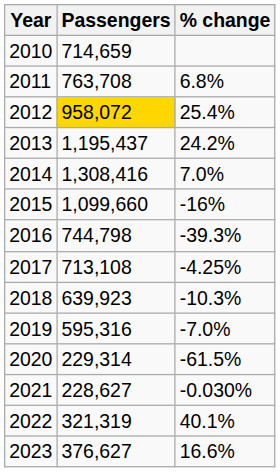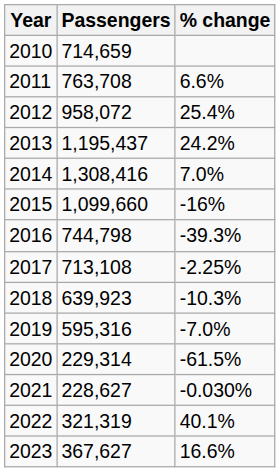(202, 82) 6.8% -> (202, 82) 6.6%
(97, 113) gold background -> (97, 113) no background
(210, 267) -4.25% -> (210, 267) -2.25%
(97, 451) 376,627 -> (97, 451) 367,627
